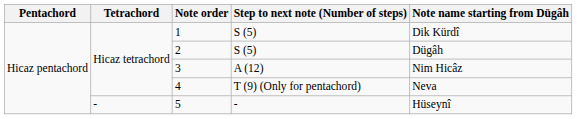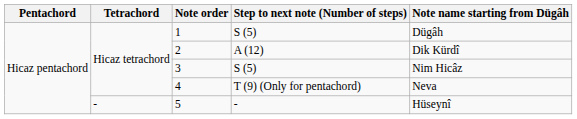(436, 31) Dik Kürdî -> (428, 31) Dügâh
(245, 50) S (5) -> (249, 50) A (12)
(428, 50) Dügâh -> (436, 50) Dik Kürdî
(249, 68) A (12) -> (245, 68) S (5)
